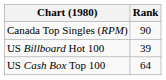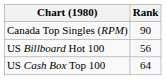(146, 48) 39 -> (146, 48) 56
